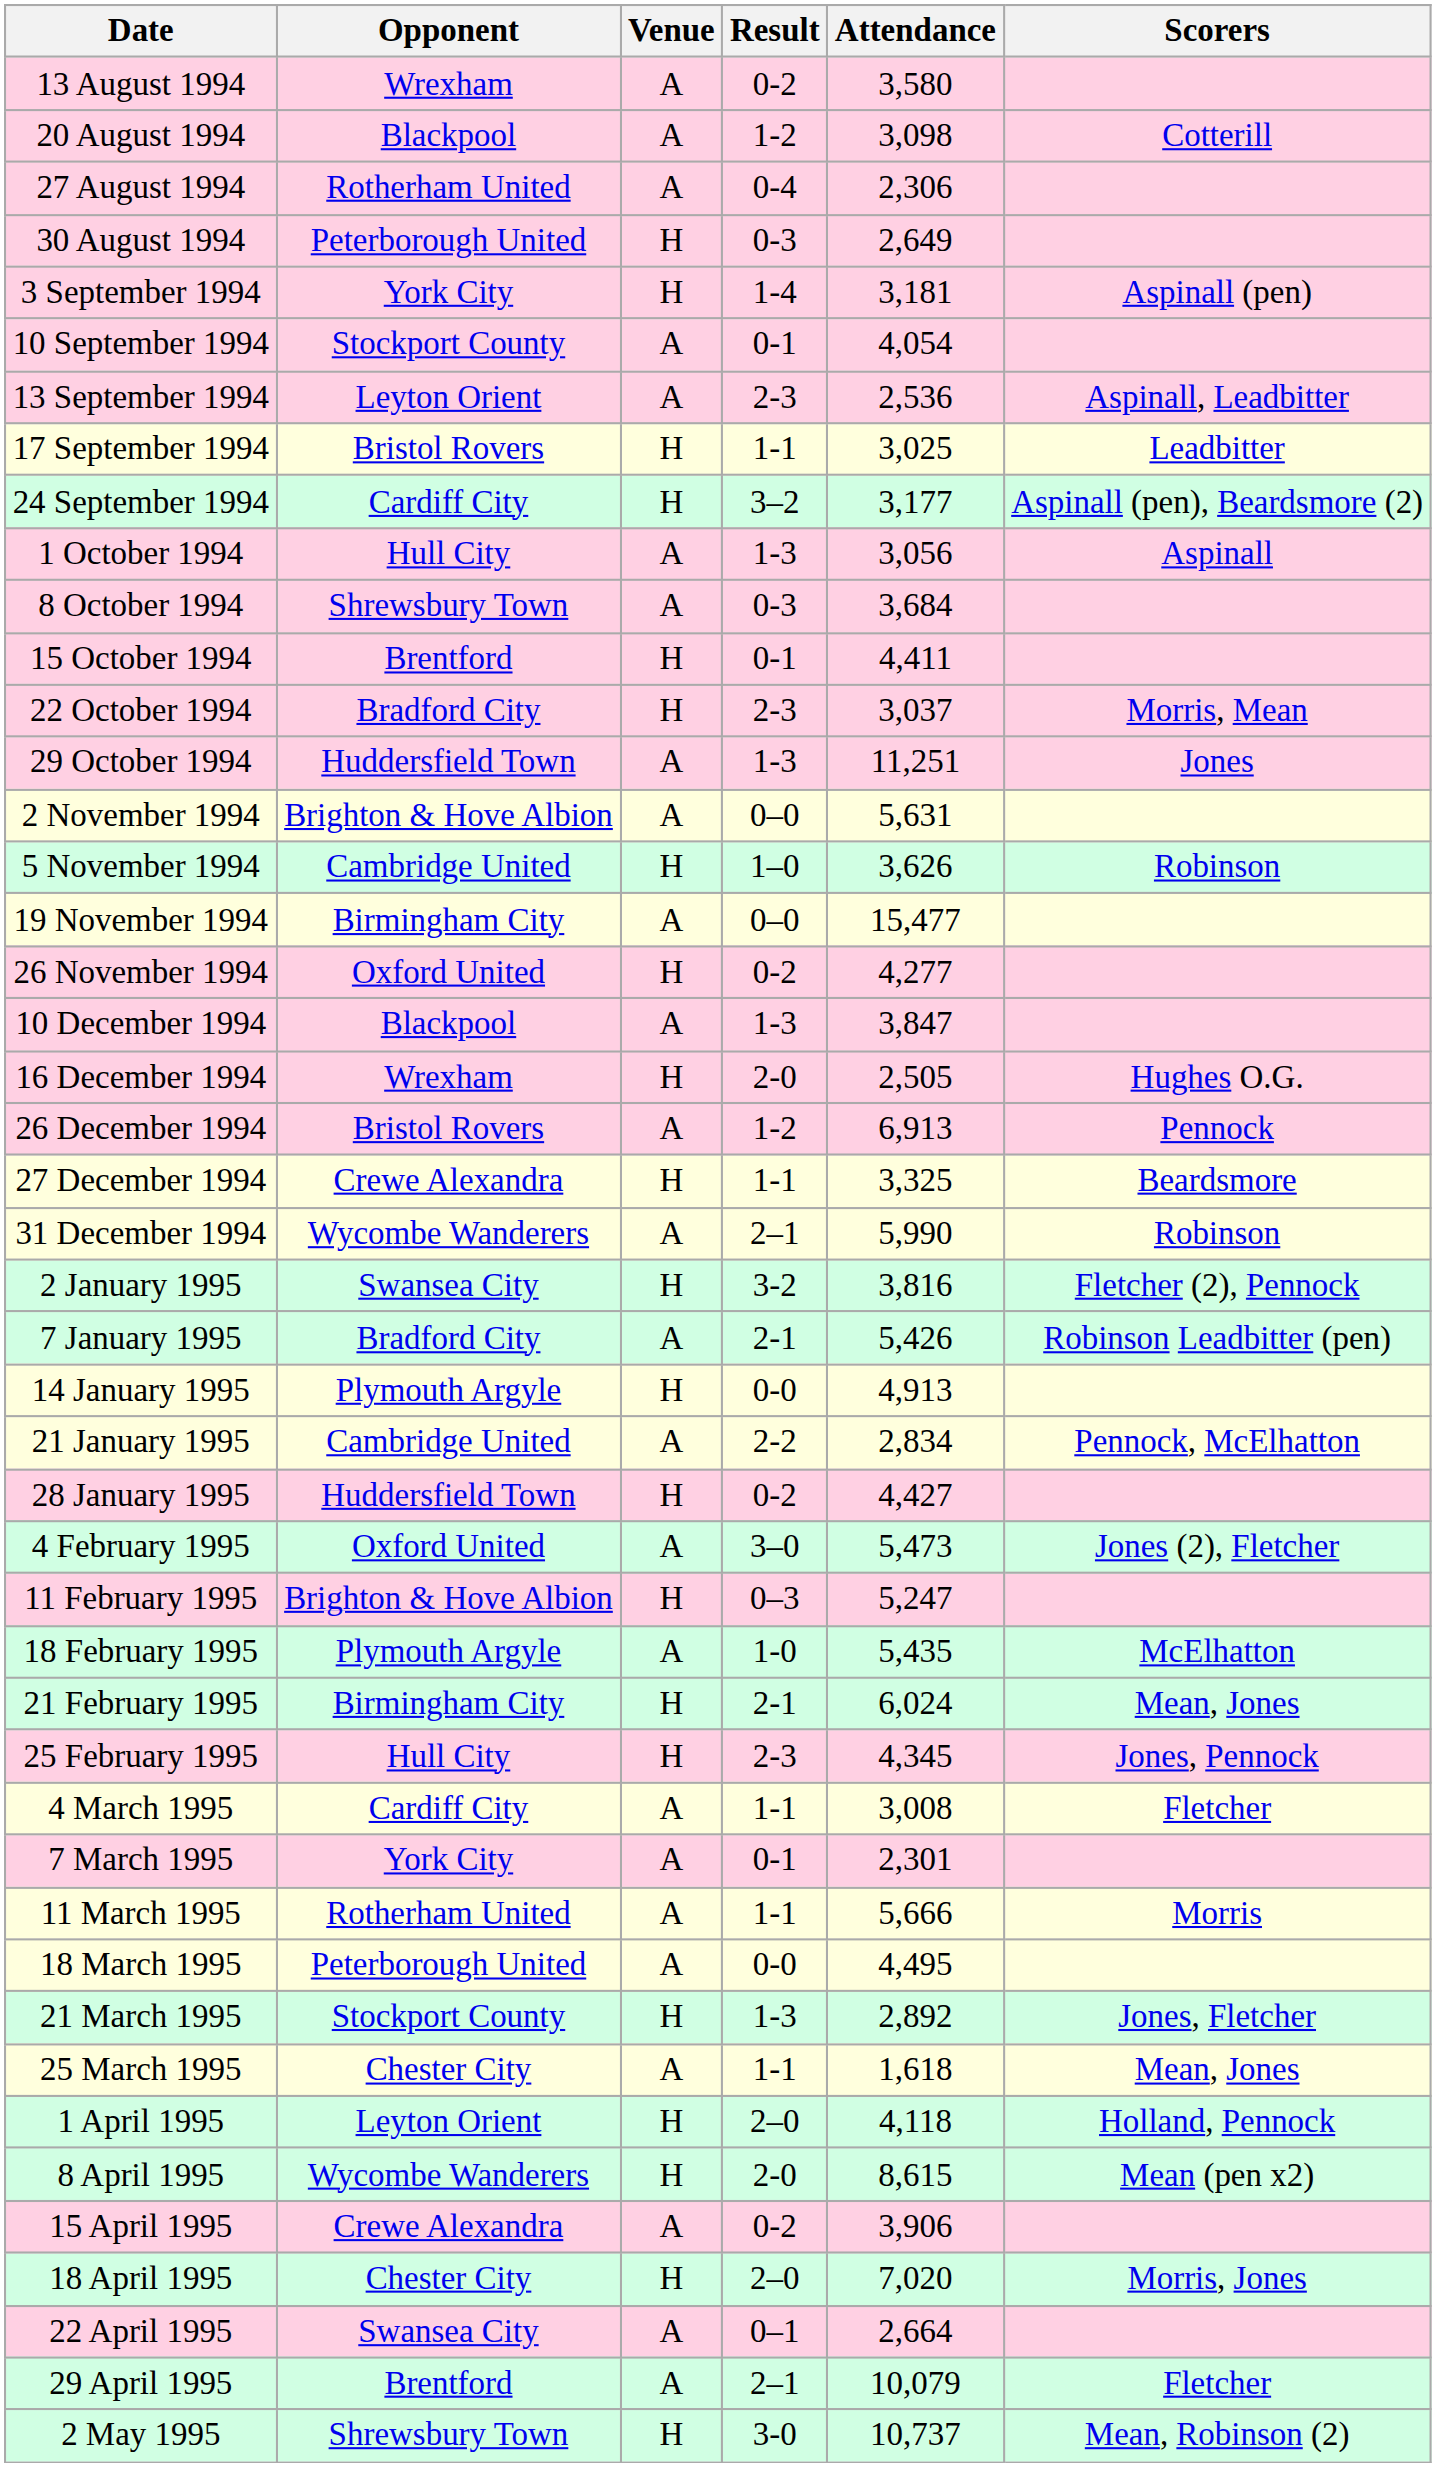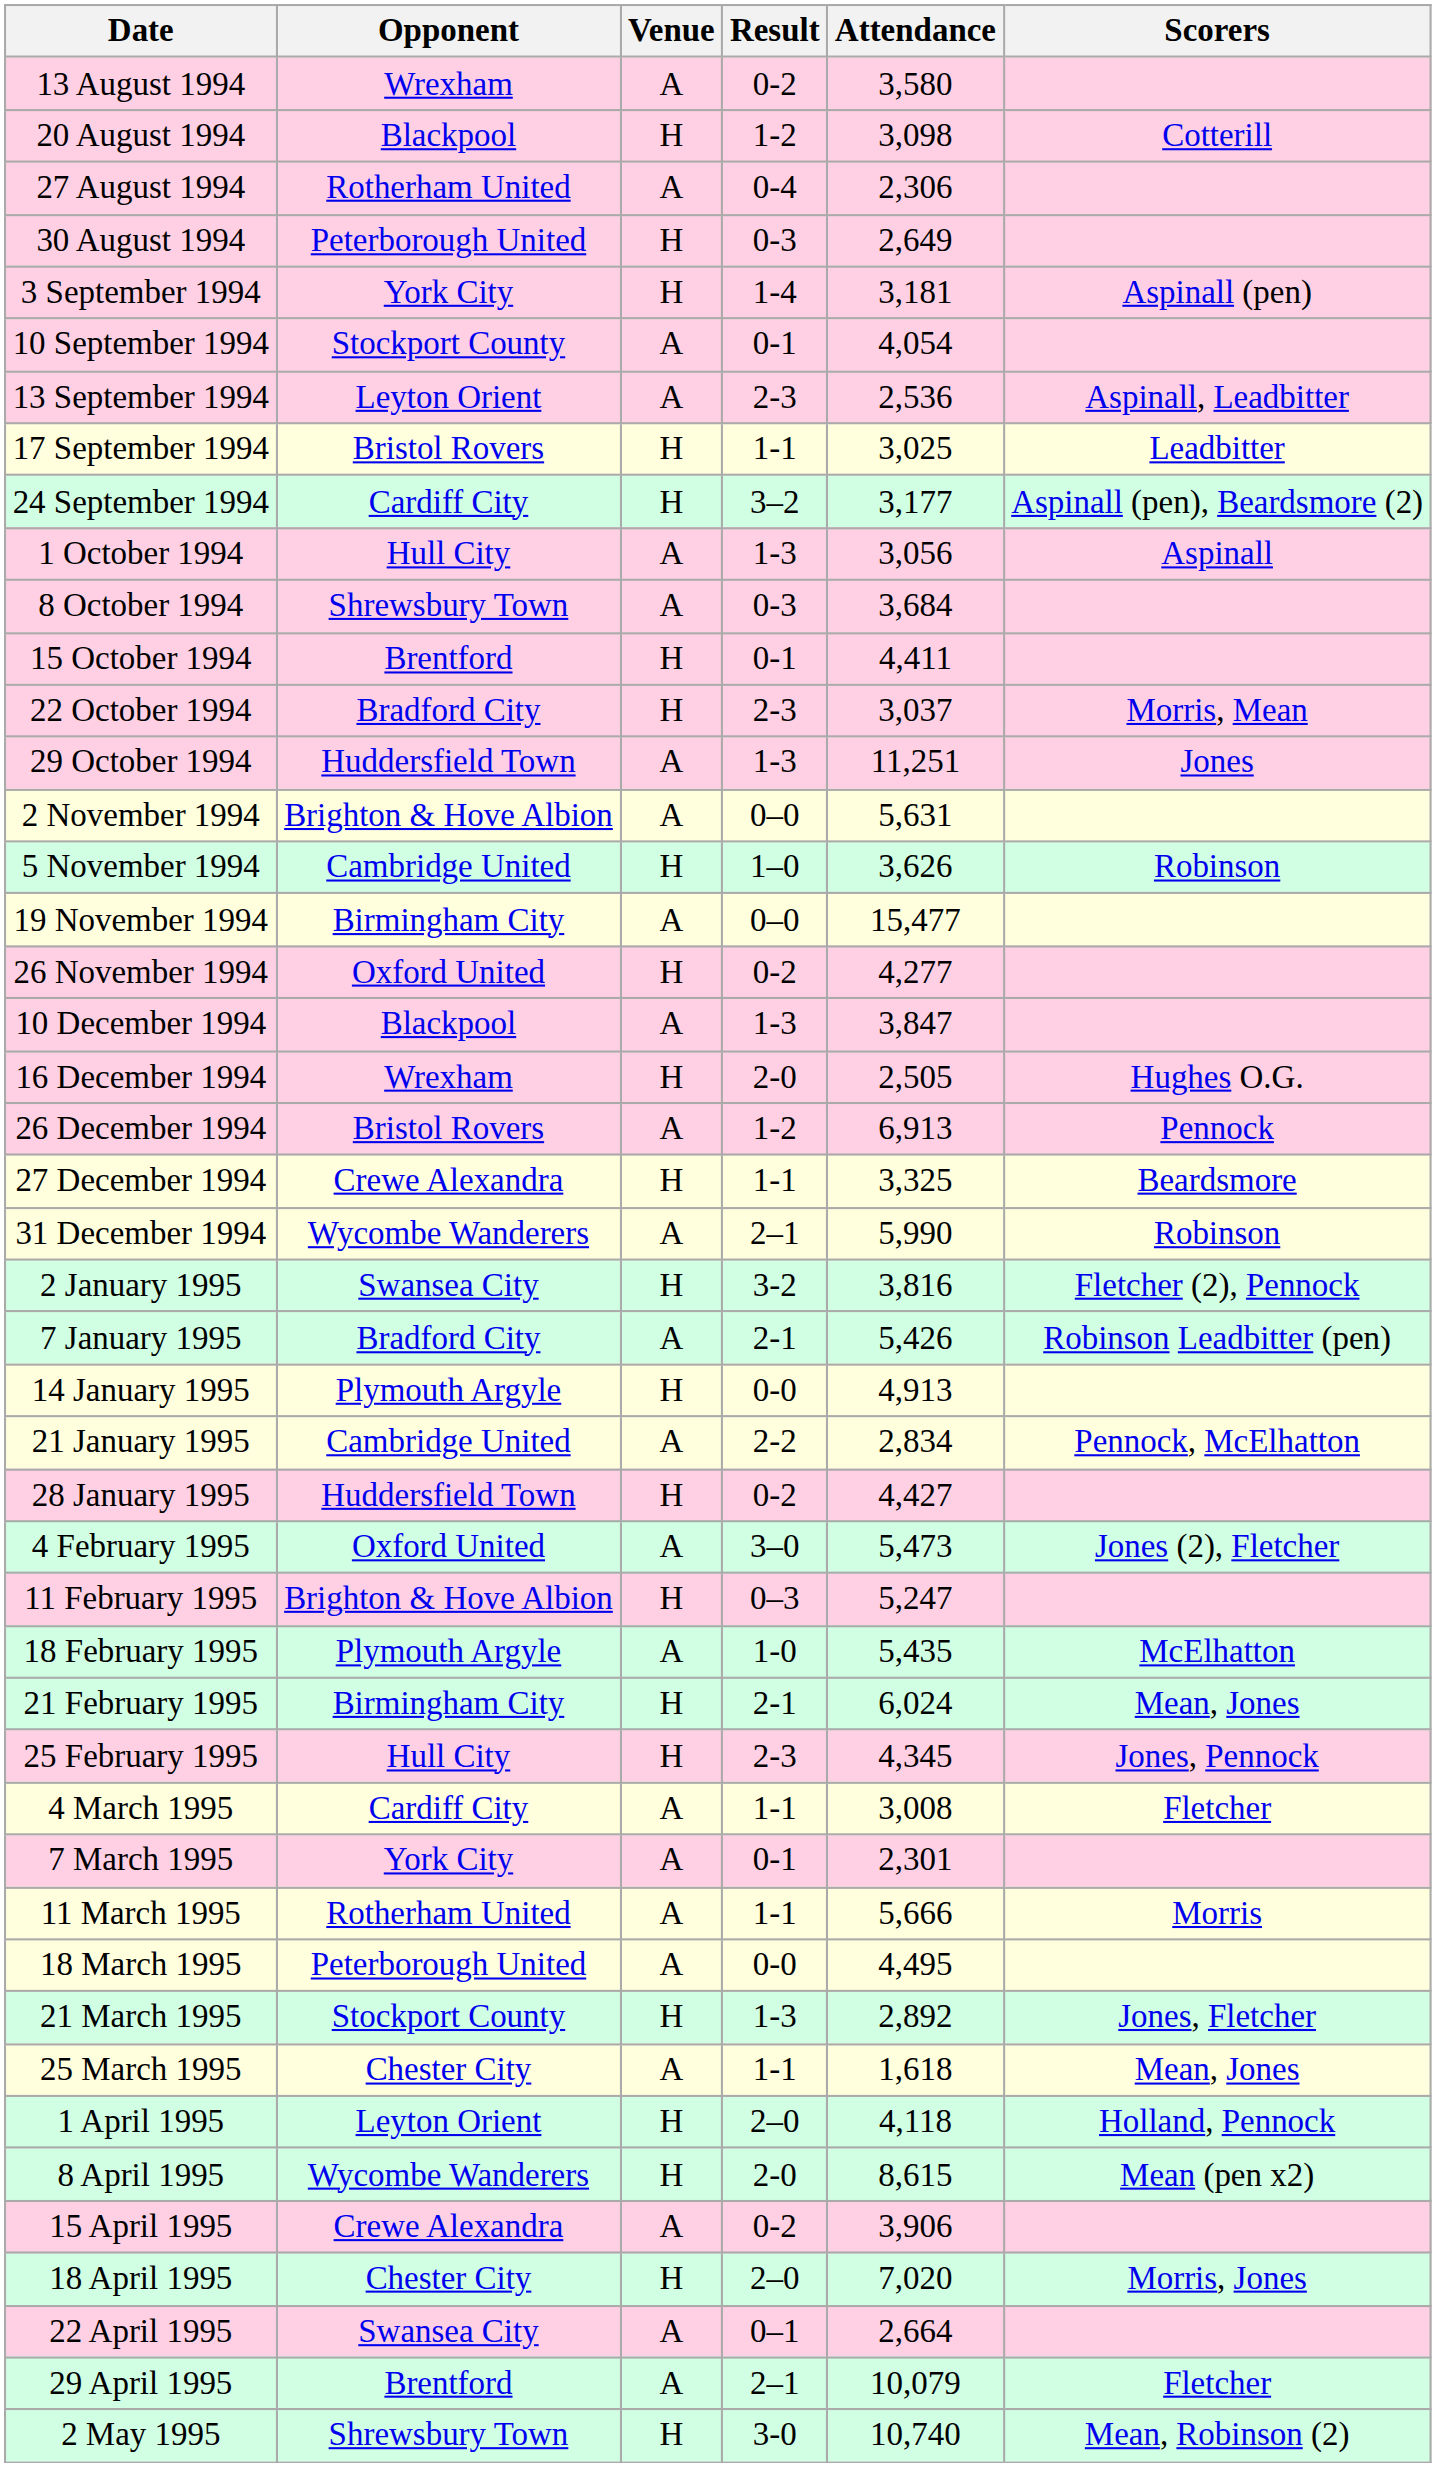(671, 135) A -> (671, 135) H
(915, 2435) 10,737 -> (915, 2435) 10,740
